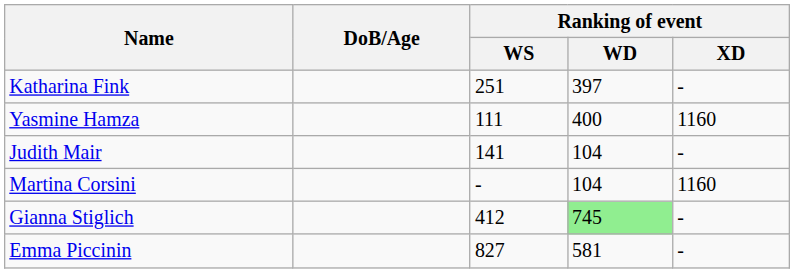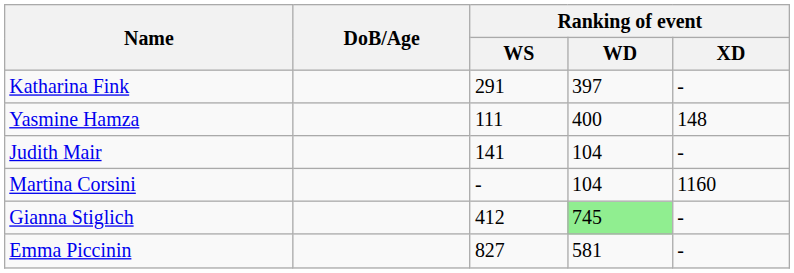(490, 86) 251 -> (490, 86) 291
(697, 119) 1160 -> (692, 119) 148
